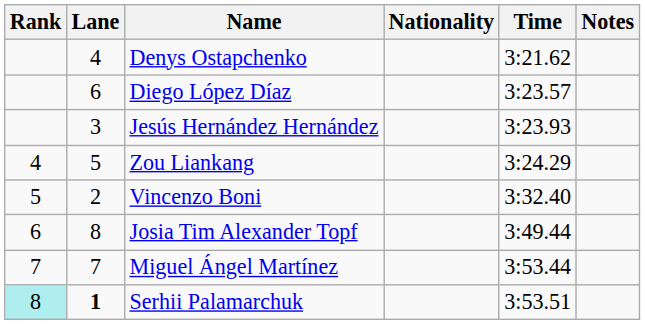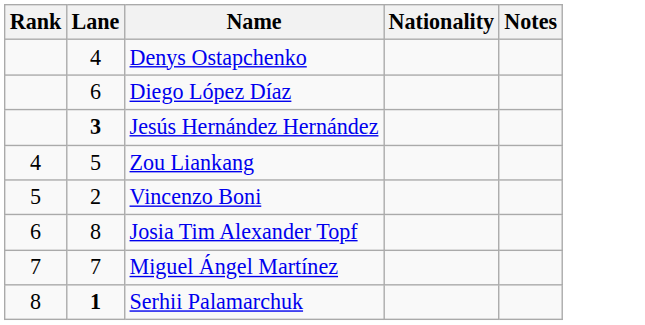- column: (538, 22)
(95, 127) normal -> (95, 127) bold
(36, 302) paleturquoise background -> (36, 302) no background
